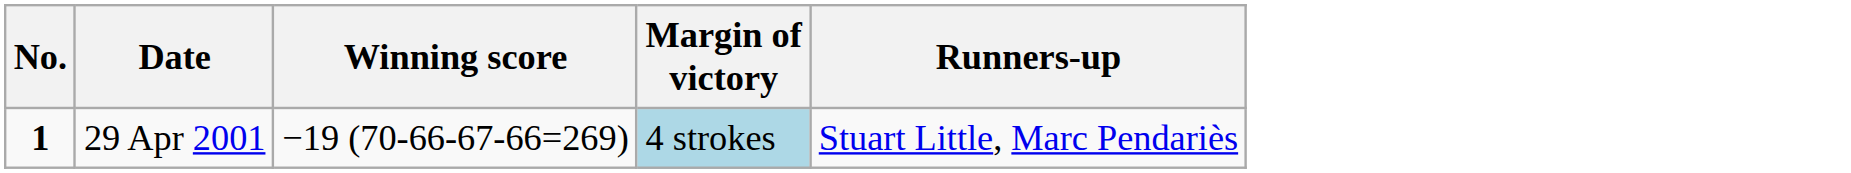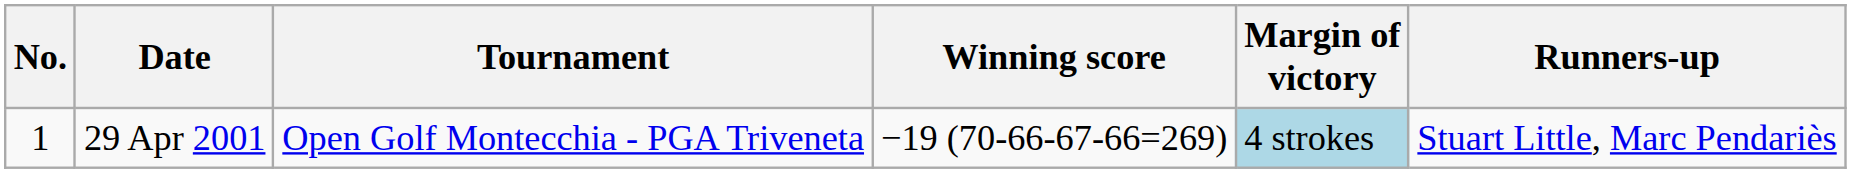+ column: (573, 56)
(40, 137) bold -> (40, 137) normal
